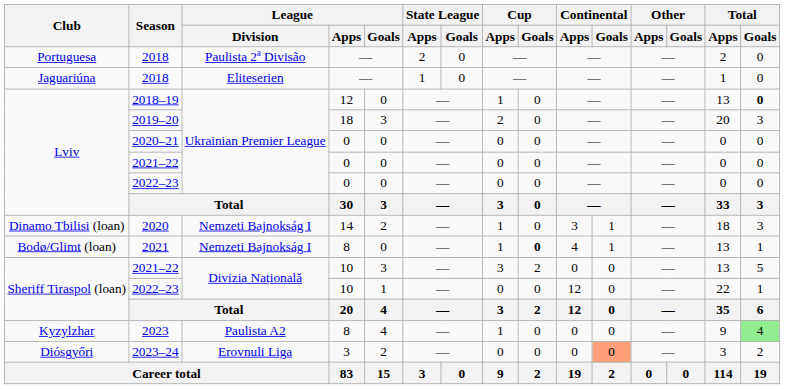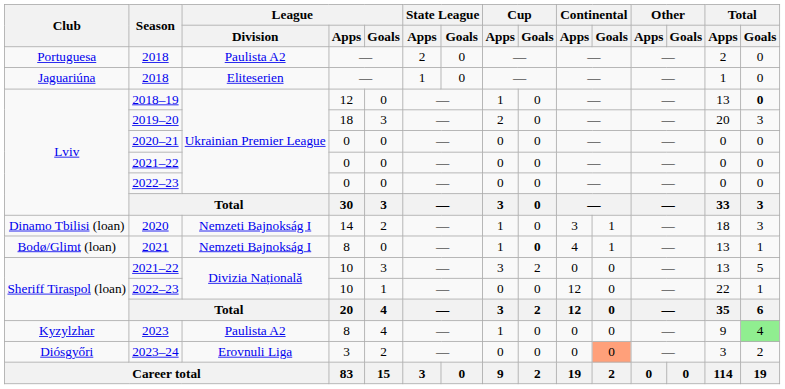(255, 57) Paulista 2ª Divisão -> (255, 57) Paulista A2
